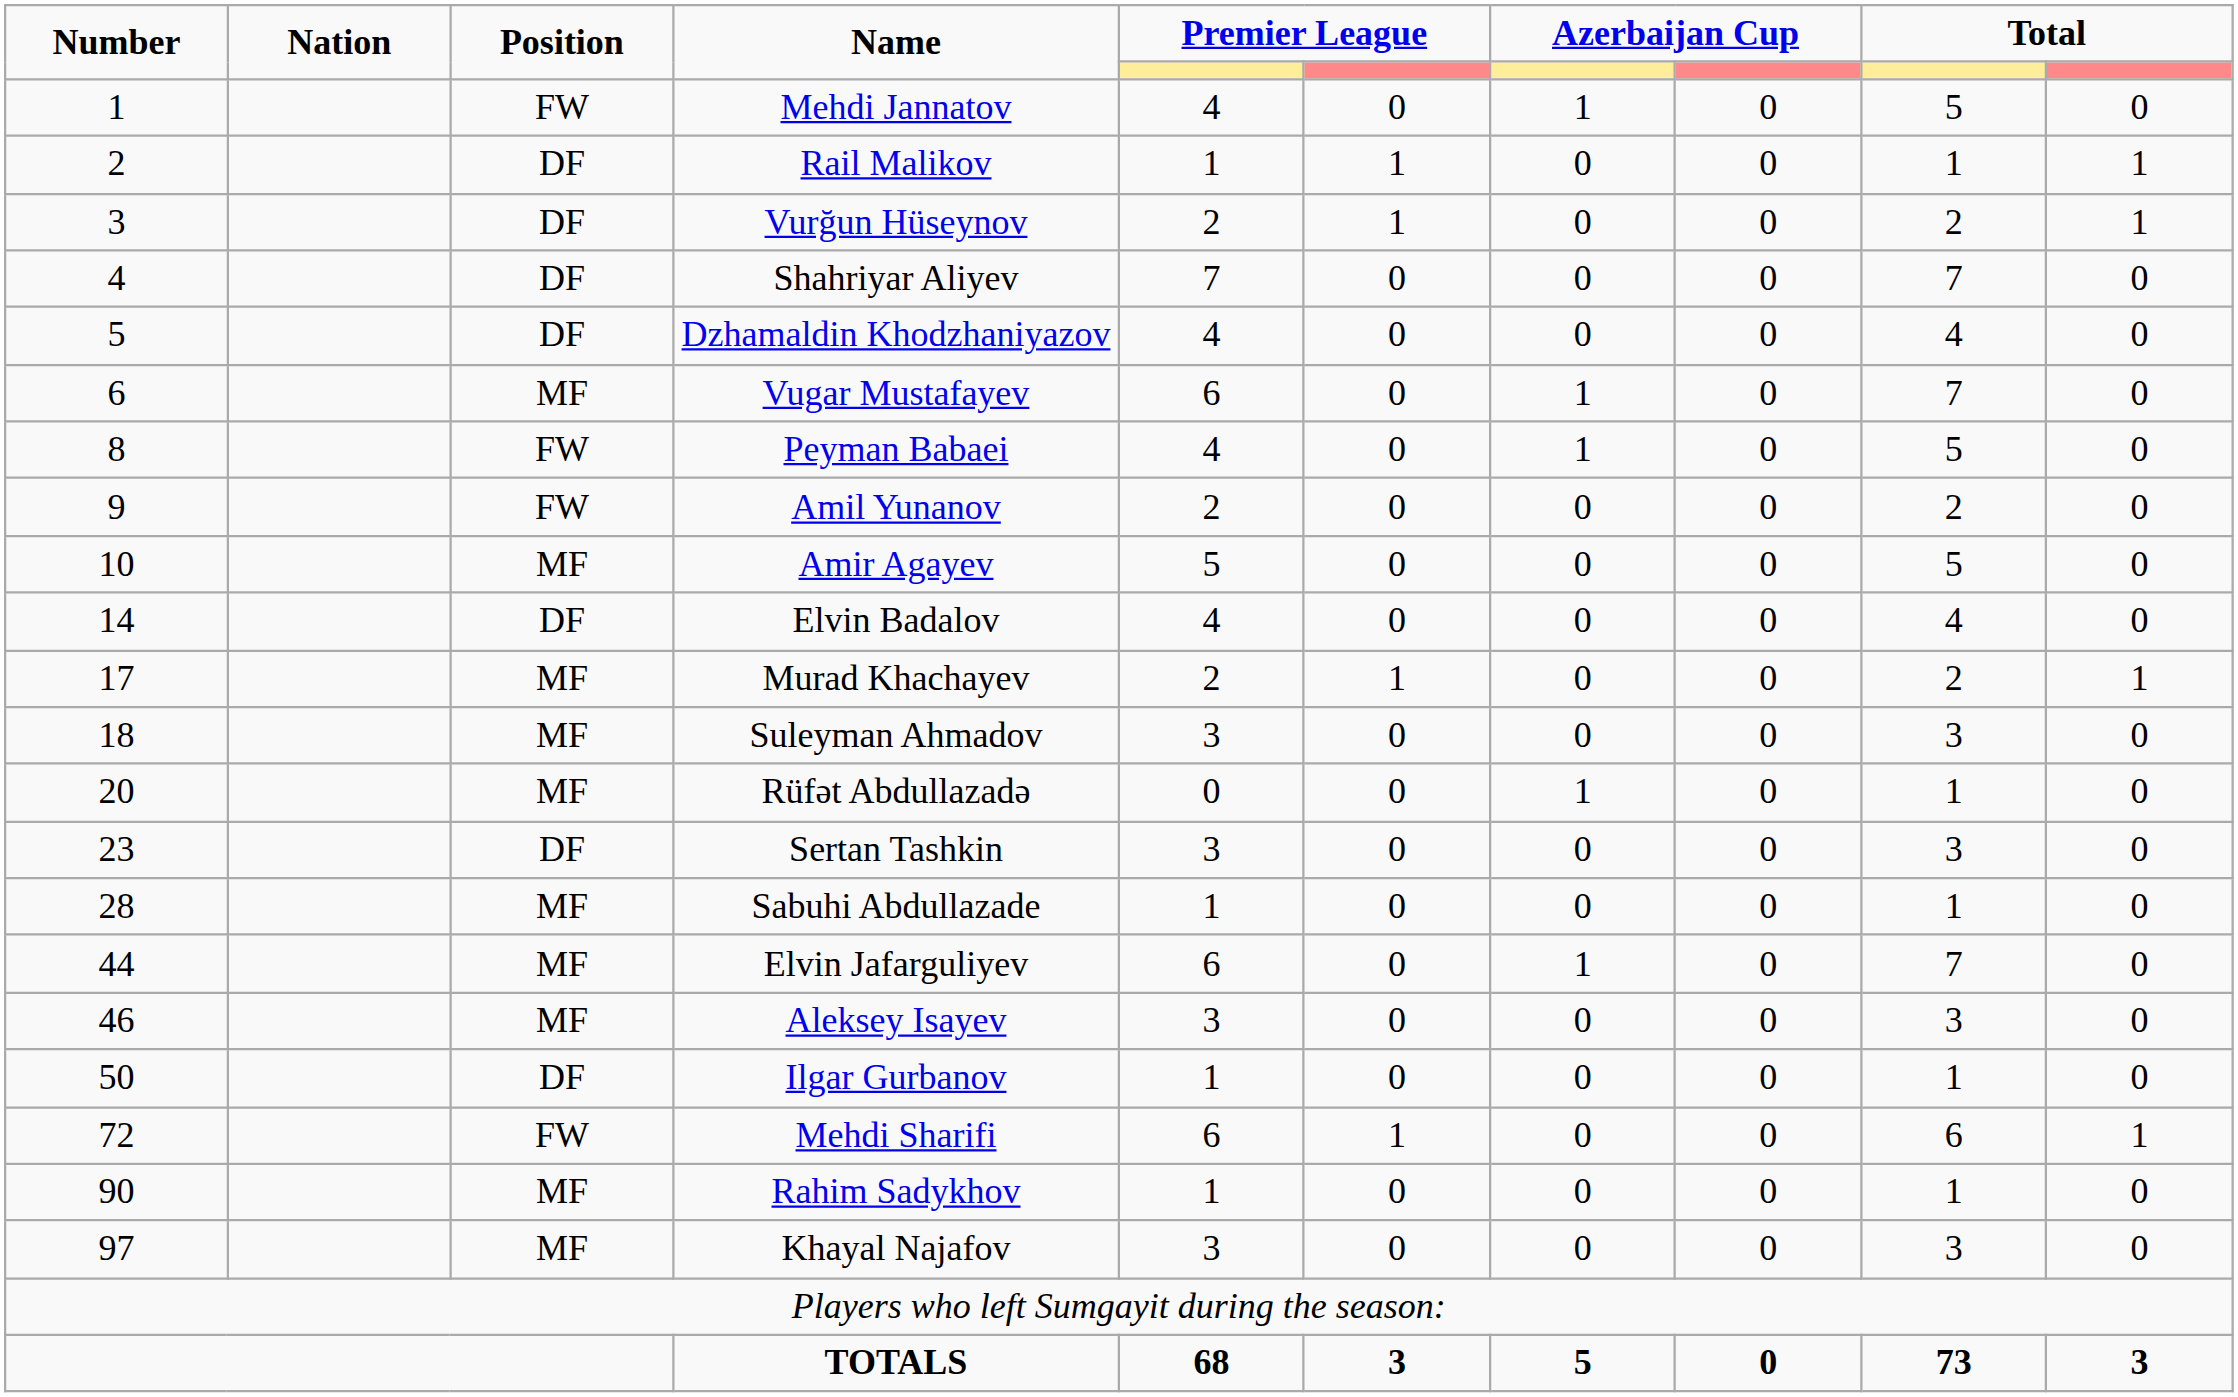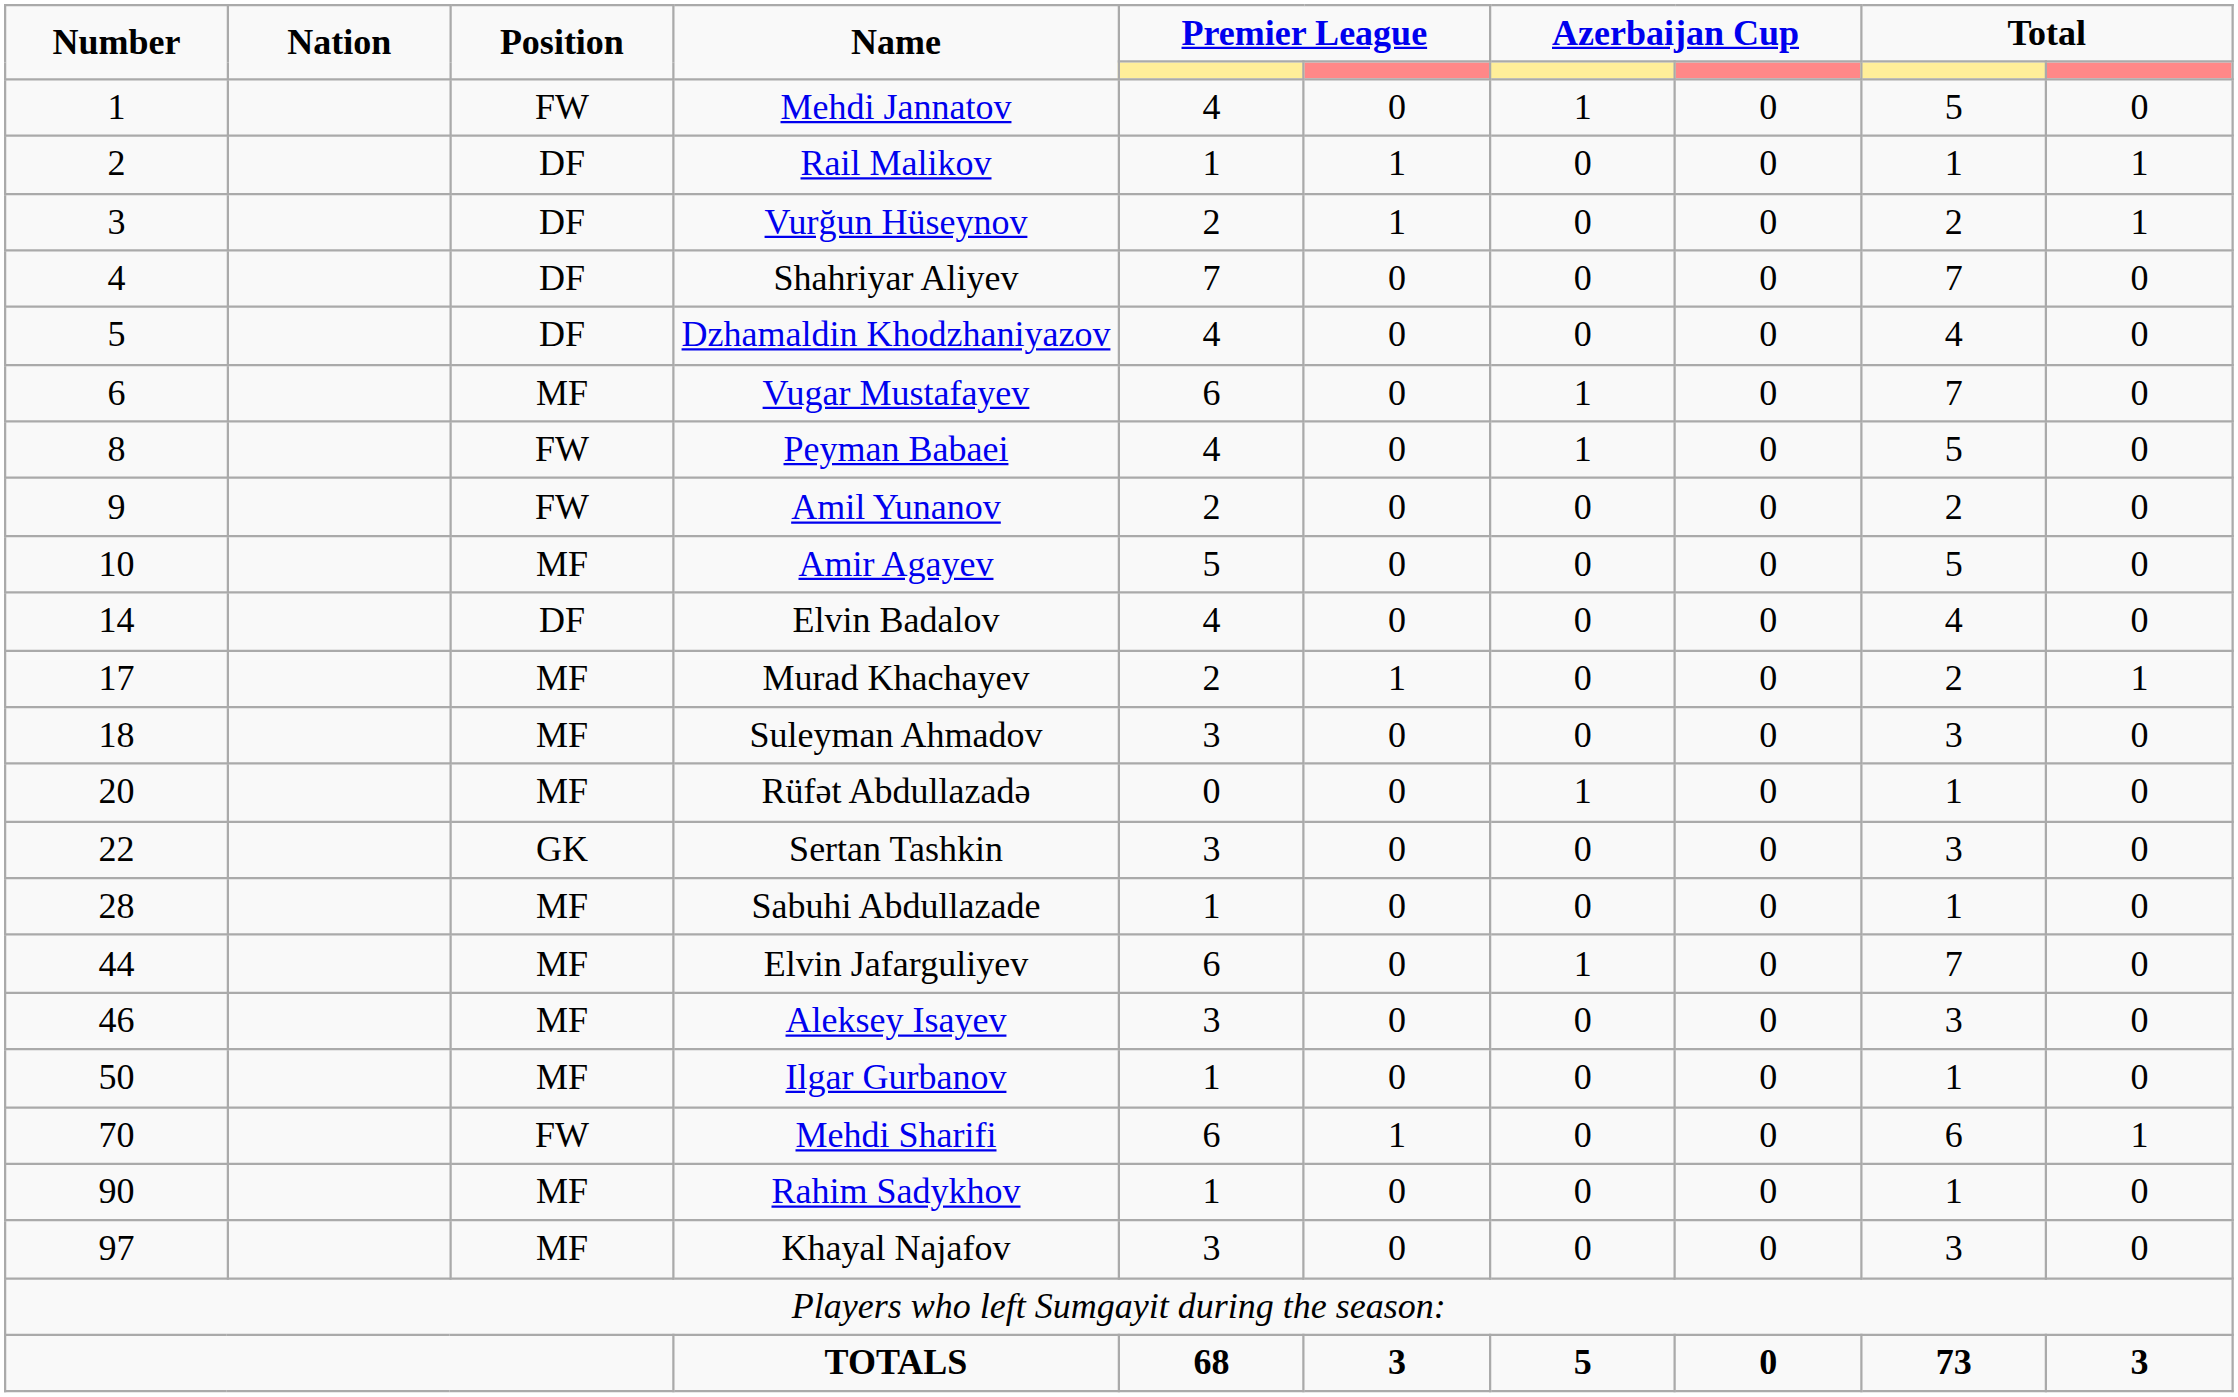(116, 848) 23 -> (116, 848) 22
(562, 848) DF -> (562, 848) GK
(562, 1077) DF -> (562, 1077) MF
(116, 1134) 72 -> (116, 1134) 70
